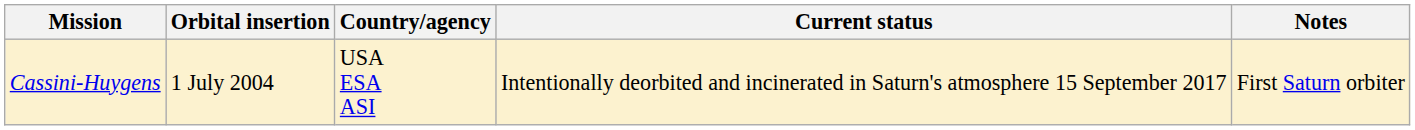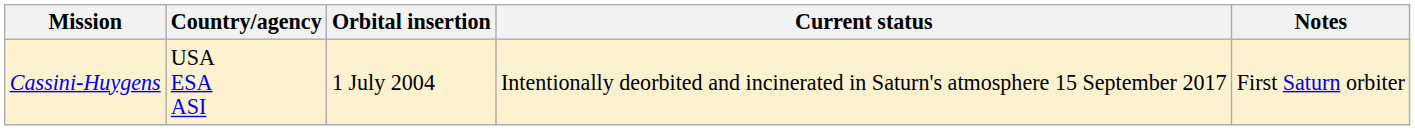columns swapped: (415, 22) <-> (250, 22)
